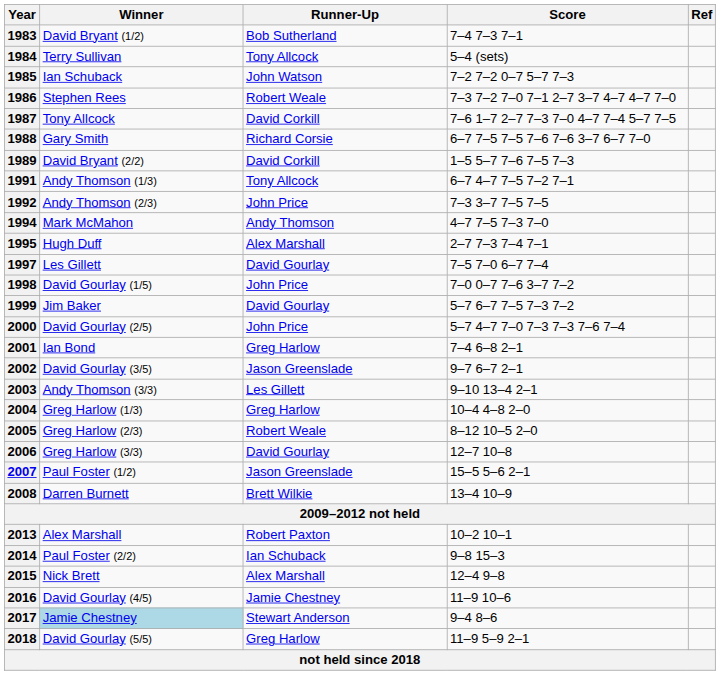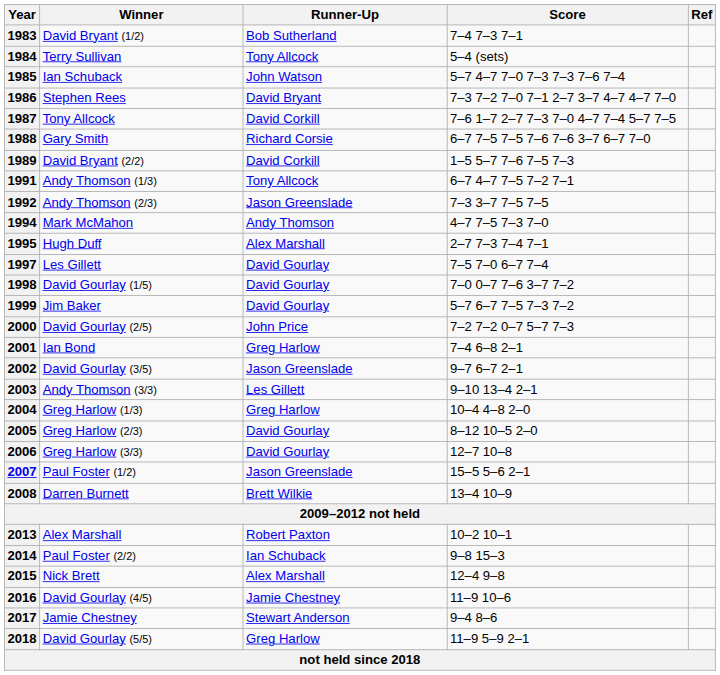(512, 77) 7–2 7–2 0–7 5–7 7–3 -> (538, 77) 5–7 4–7 7–0 7–3 7–3 7–6 7–4
(286, 98) Robert Weale -> (284, 98) David Bryant
(277, 202) John Price -> (299, 202) Jason Greenslade
(277, 285) John Price -> (288, 285) David Gourlay
(538, 327) 5–7 4–7 7–0 7–3 7–3 7–6 7–4 -> (512, 327) 7–2 7–2 0–7 5–7 7–3
(286, 431) Robert Weale -> (288, 431) David Gourlay
(90, 618) lightblue background -> (90, 618) no background
